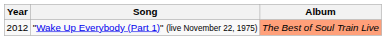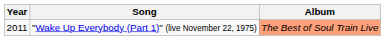(17, 27) 2012 -> (17, 27) 2011
